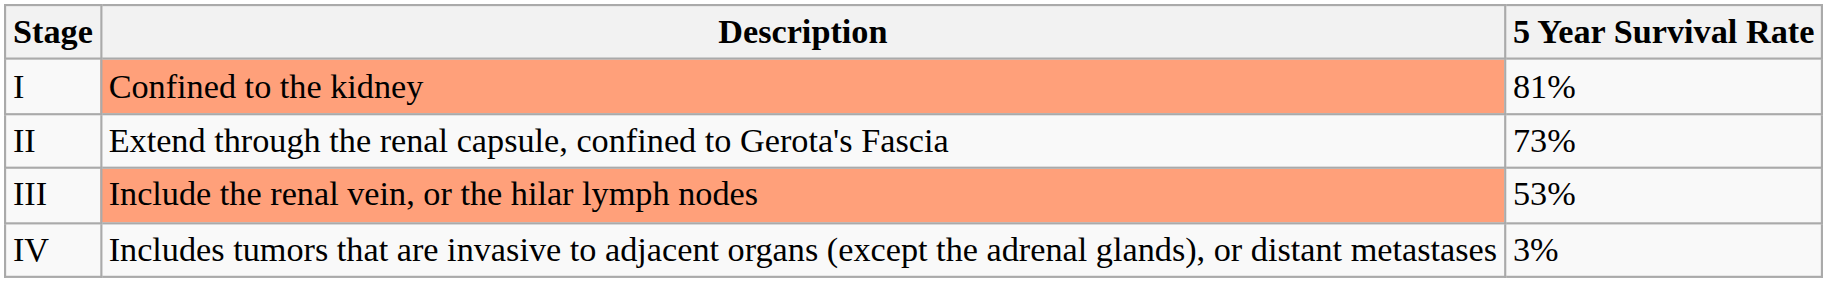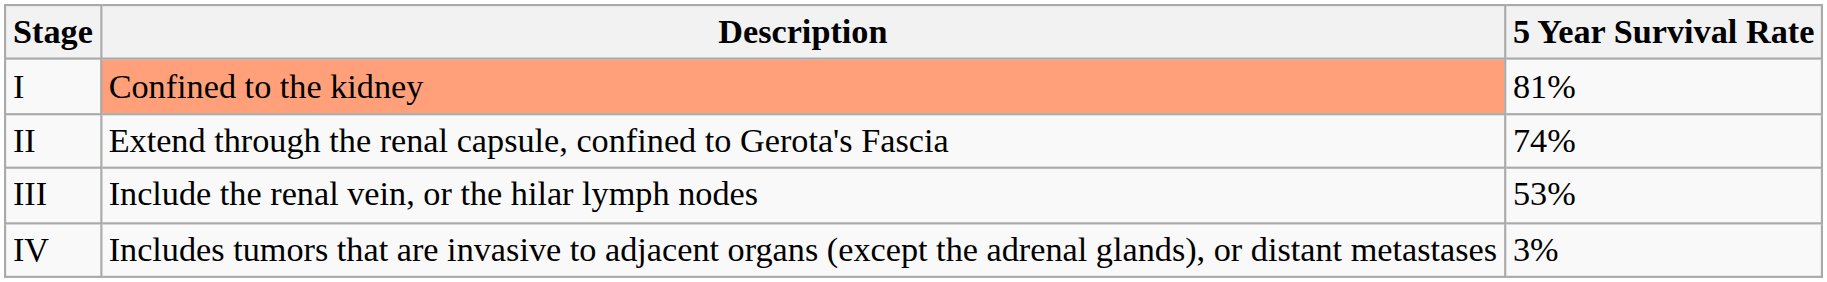(1544, 140) 73% -> (1544, 140) 74%
(433, 194) lightsalmon background -> (433, 194) no background
